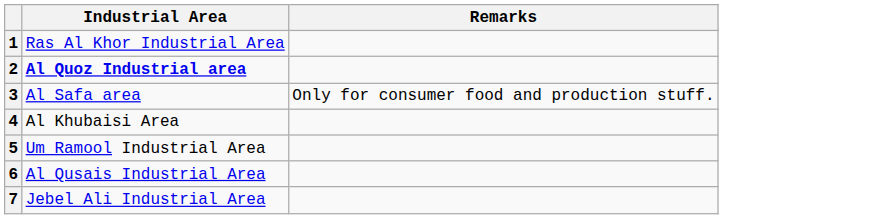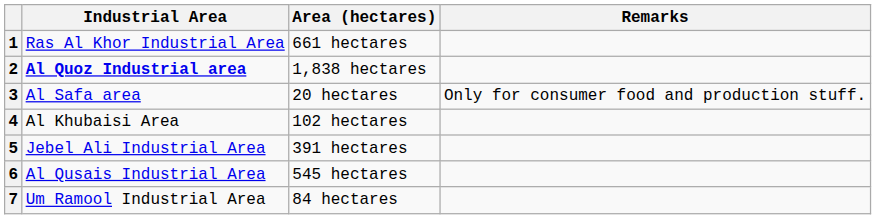+ column: (364, 18)
(146, 148) Um Ramool Industrial Area -> (146, 148) Jebel Ali Industrial Area
(146, 200) Jebel Ali Industrial Area -> (146, 200) Um Ramool Industrial Area
